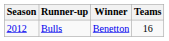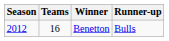columns swapped: (148, 12) <-> (65, 12)
